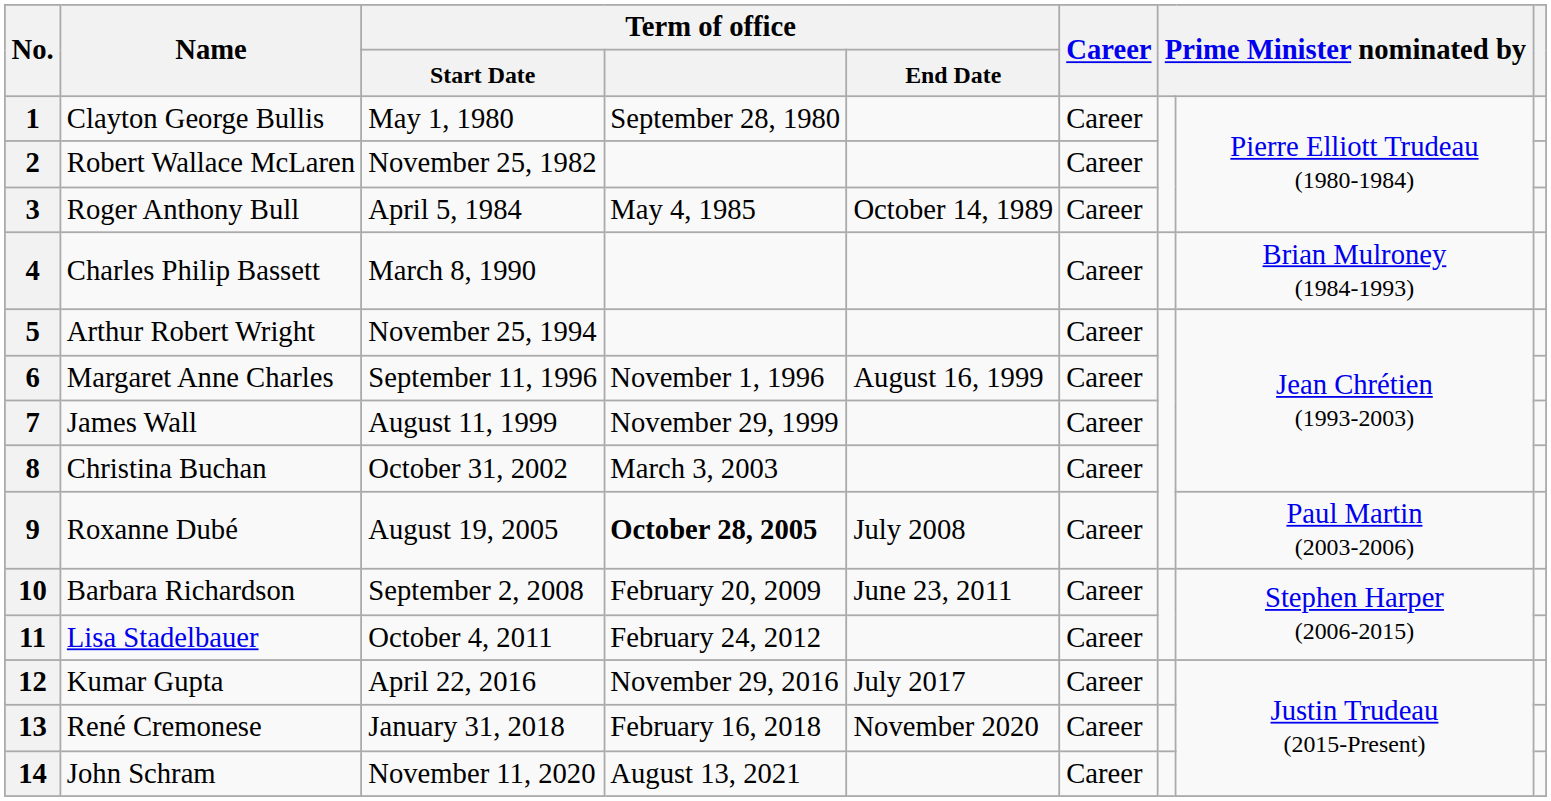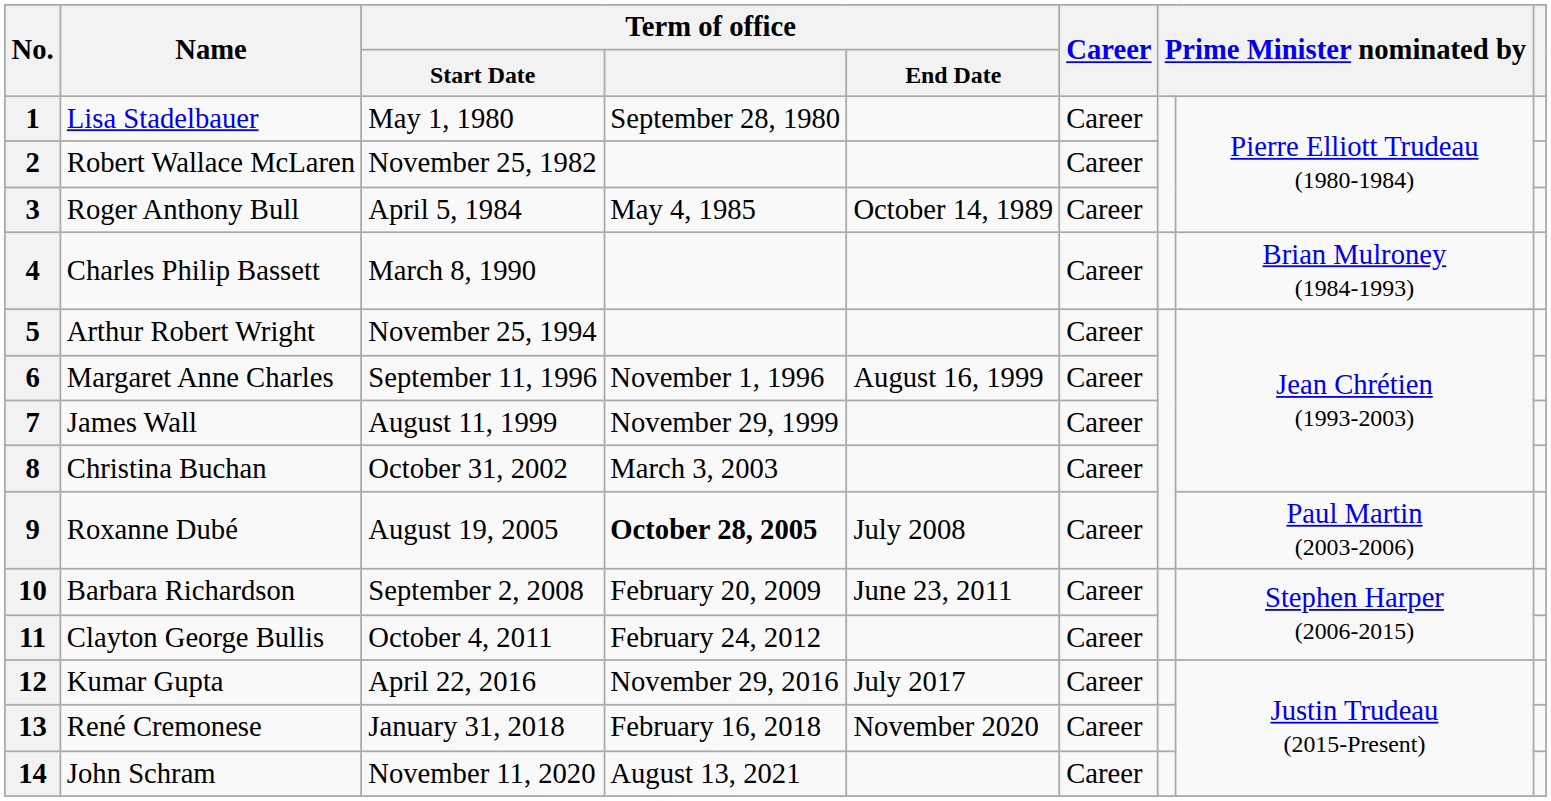(195, 118) Clayton George Bullis -> (163, 118) Lisa Stadelbauer
(163, 636) Lisa Stadelbauer -> (195, 636) Clayton George Bullis
